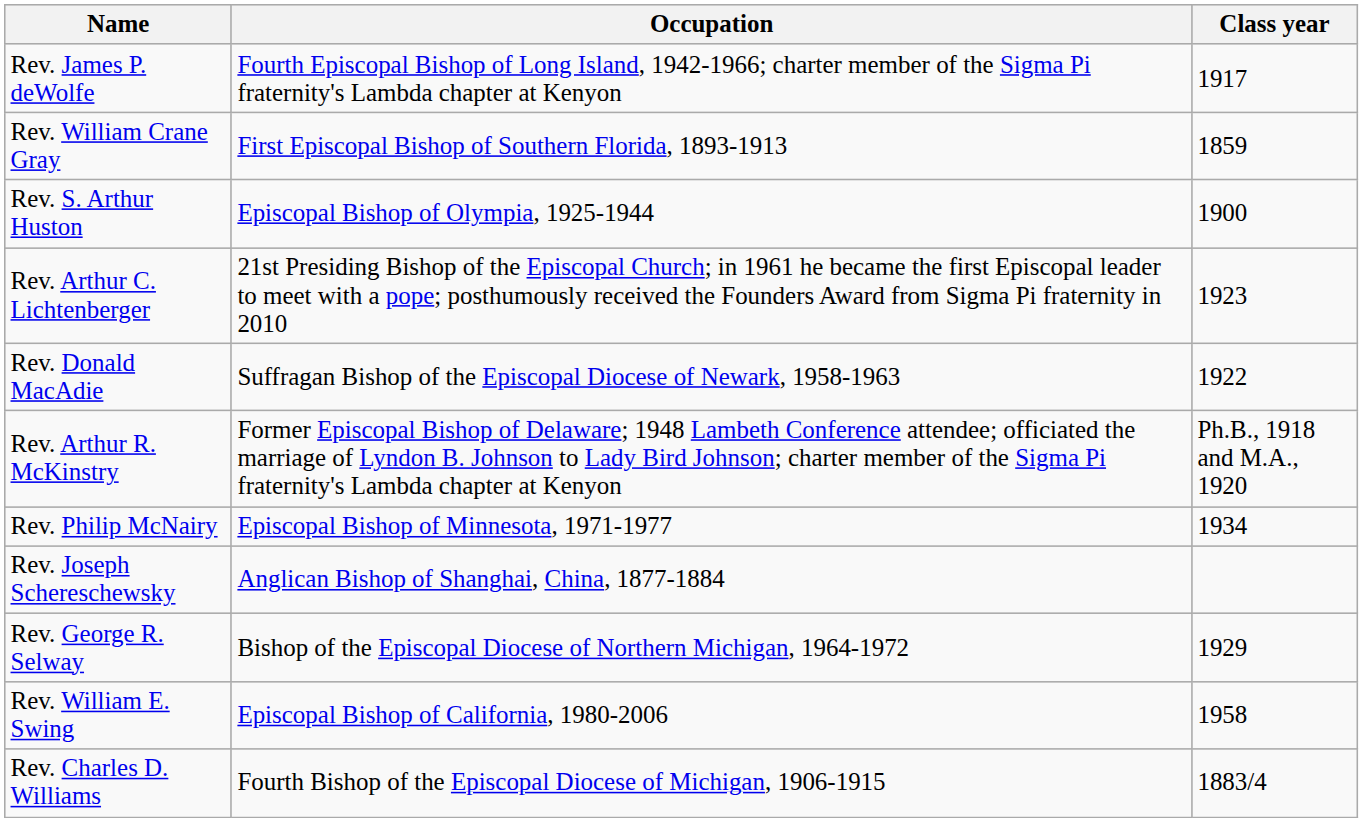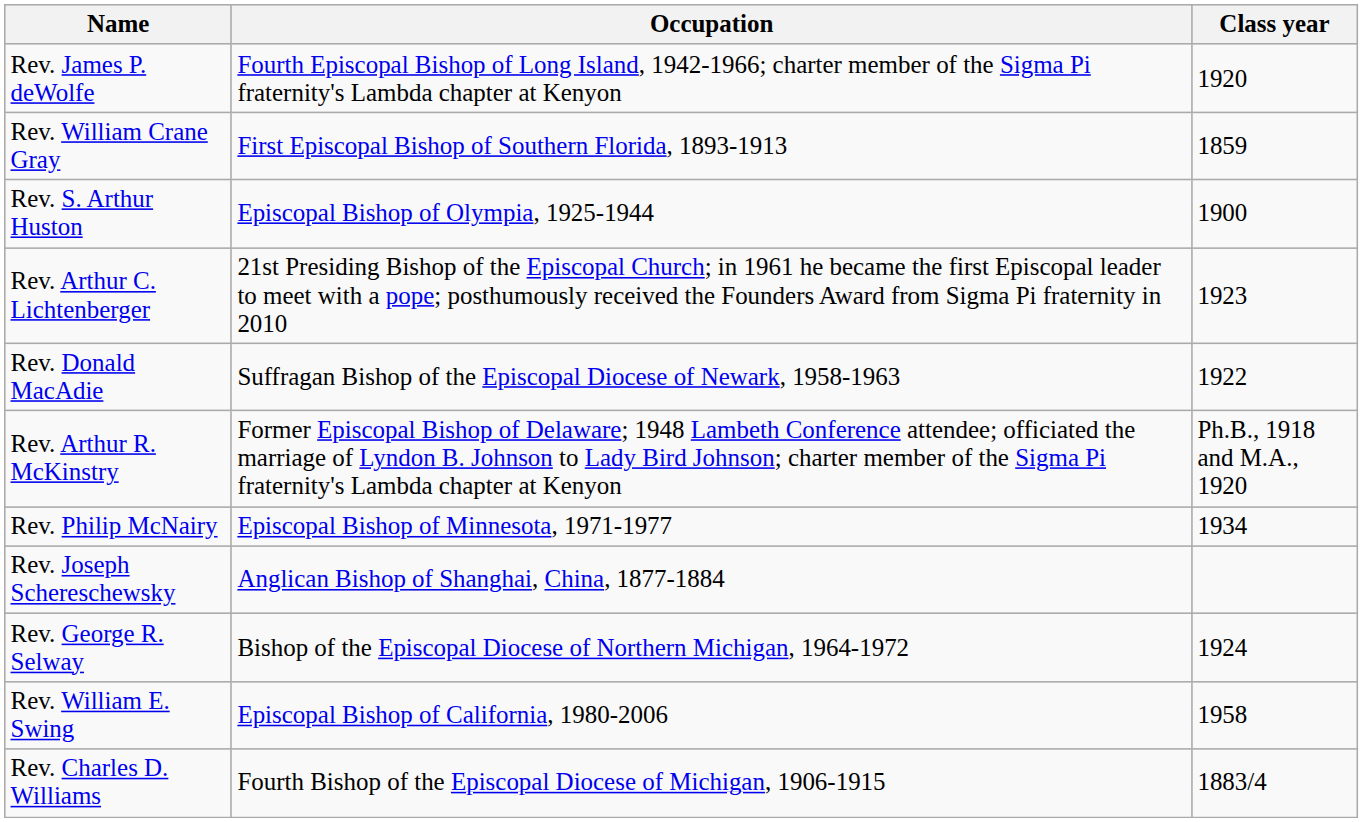(1222, 77) 1917 -> (1222, 77) 1920
(1222, 647) 1929 -> (1222, 647) 1924
